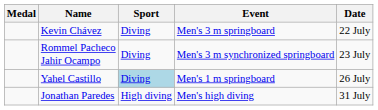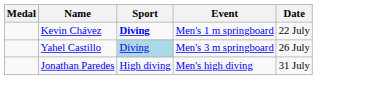(135, 31) normal -> (135, 31) bold
(226, 31) Men's 3 m springboard -> (225, 31) Men's 1 m springboard
- row: (78, 55)
(226, 78) Men's 1 m springboard -> (225, 48) Men's 3 m springboard
